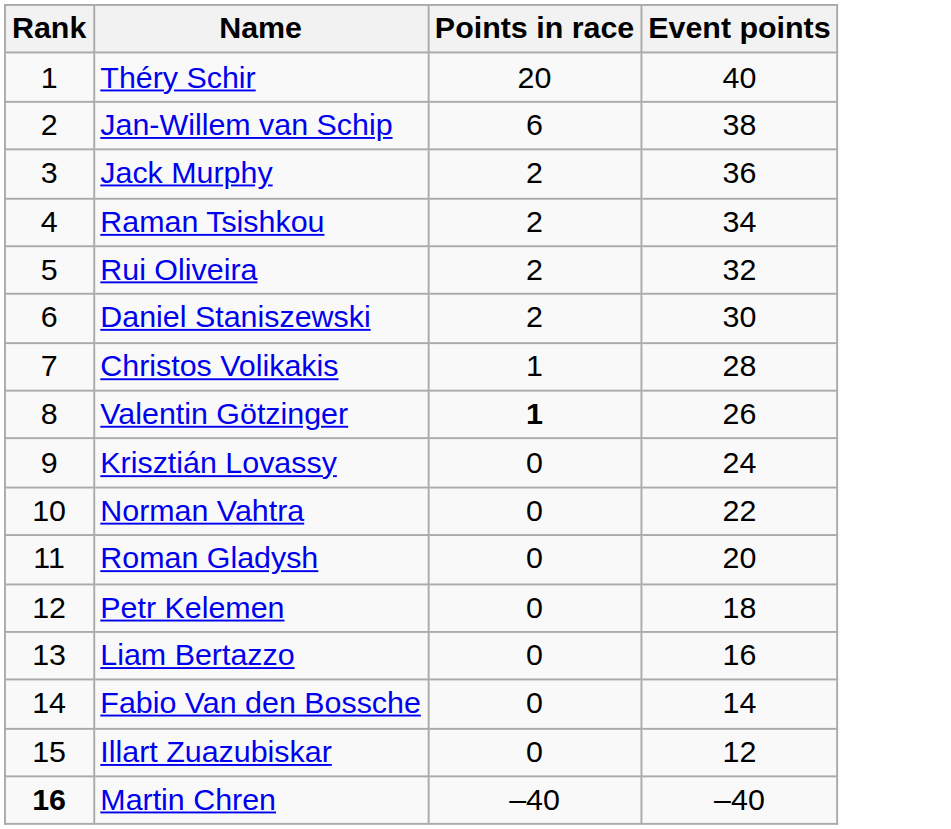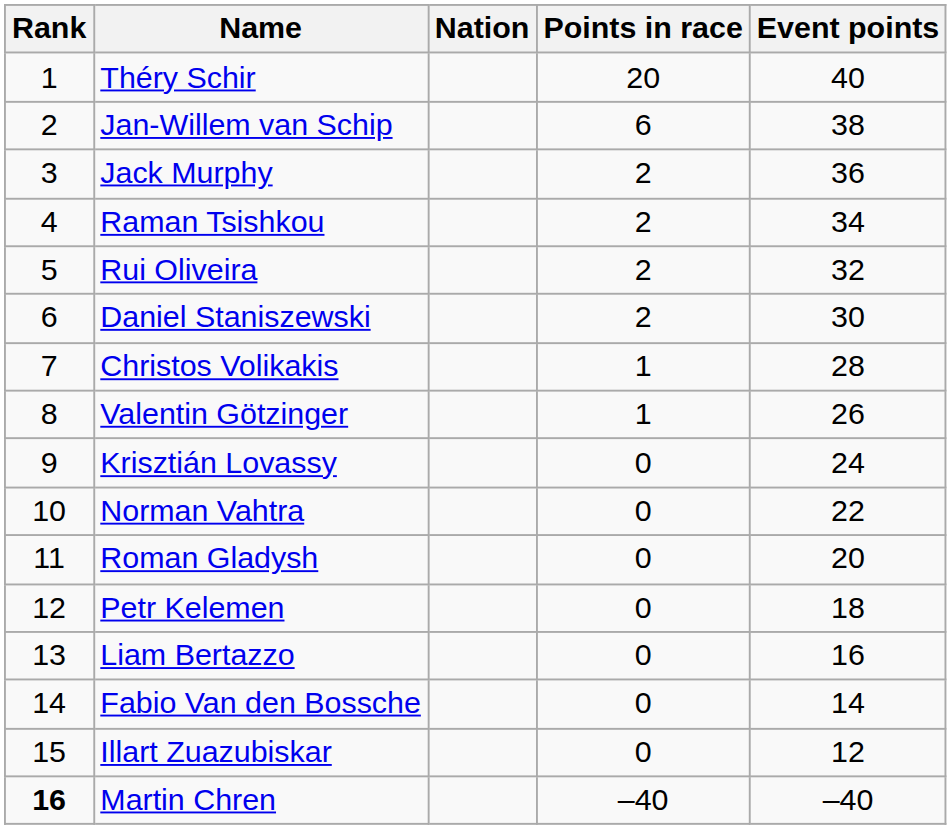+ column: (482, 28)
(535, 414) bold -> (643, 414) normal
